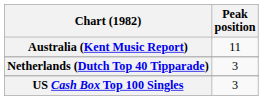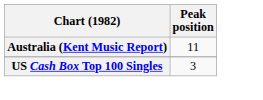- row: (108, 66)
